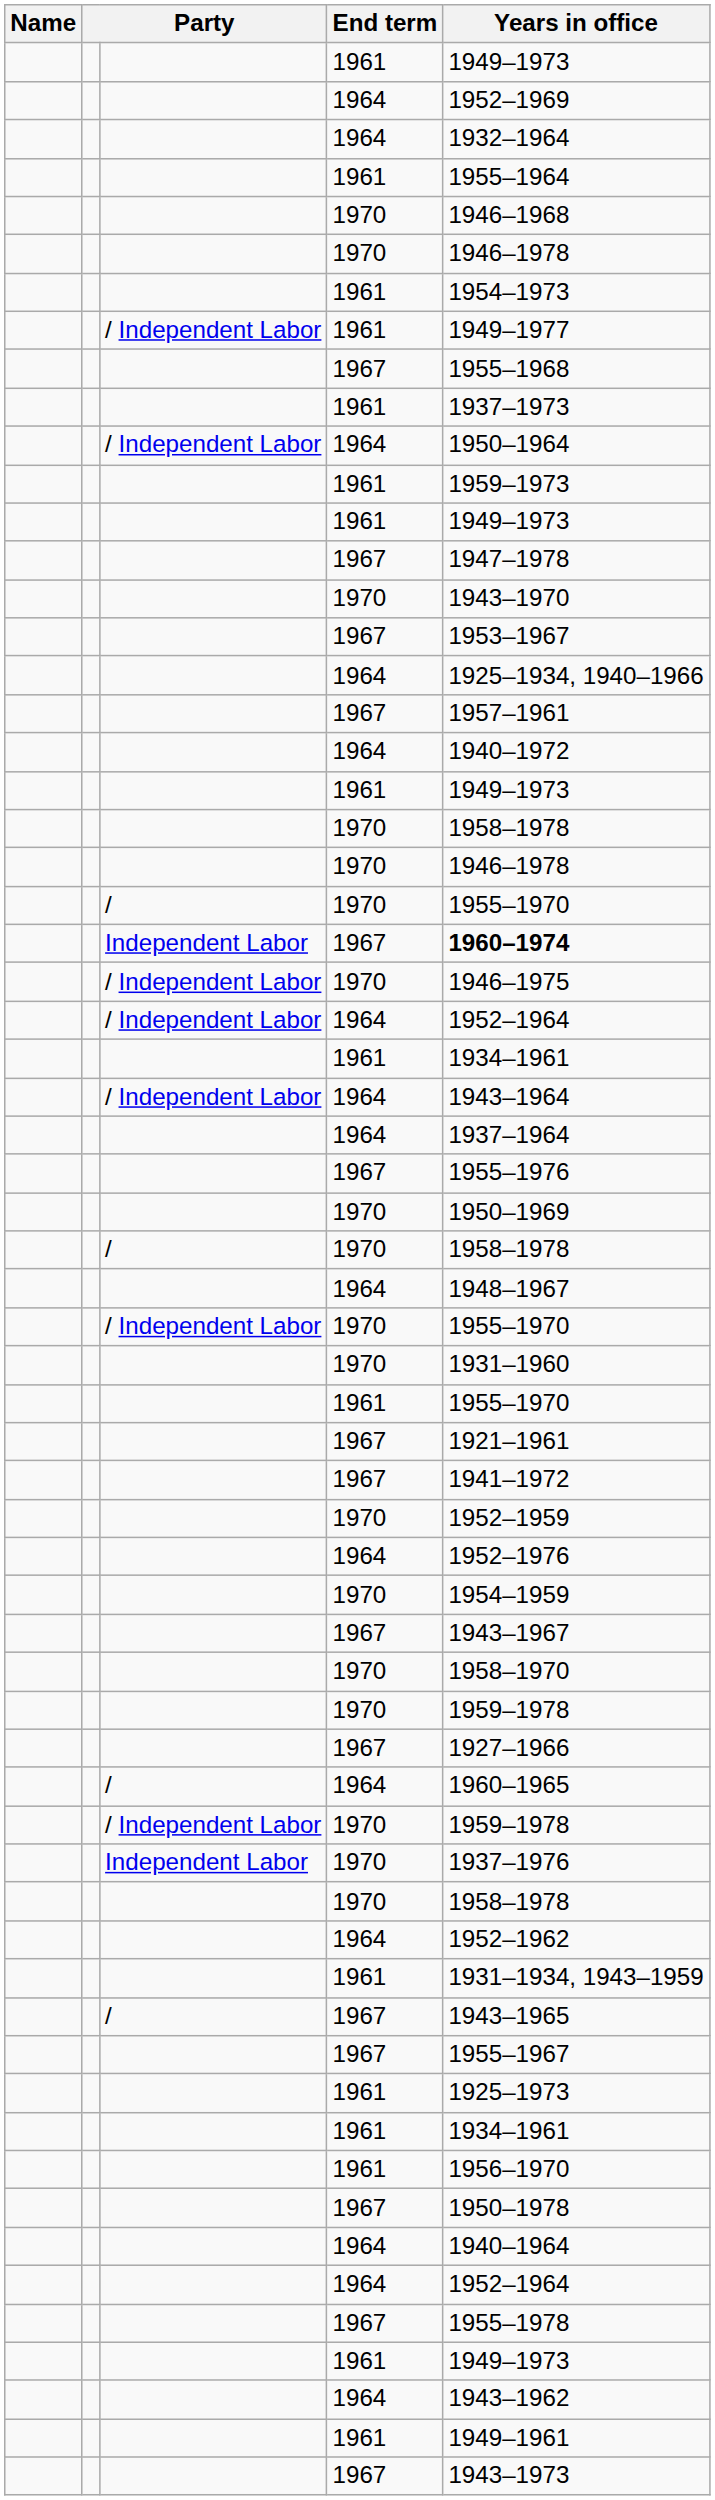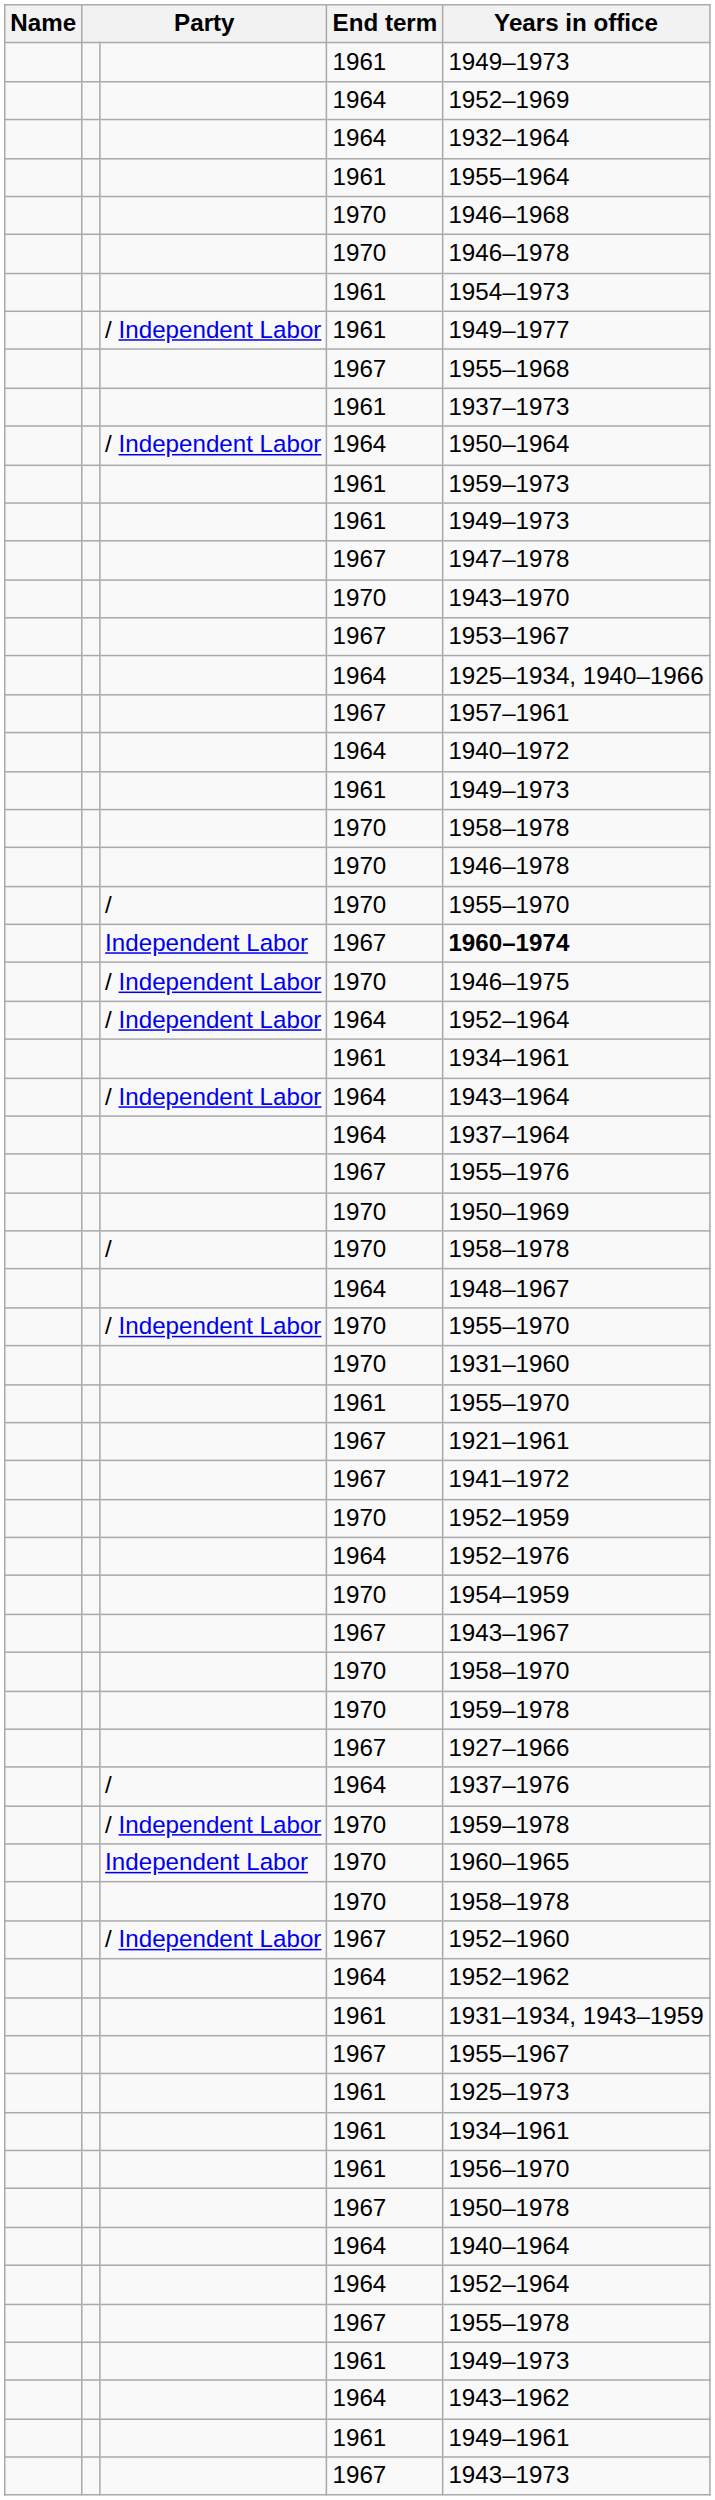(509, 1786) 1960–1965 -> (509, 1786) 1937–1976
(509, 1862) 1937–1976 -> (509, 1862) 1960–1965
+ row: (213, 1939)
- row: (108, 2016)
